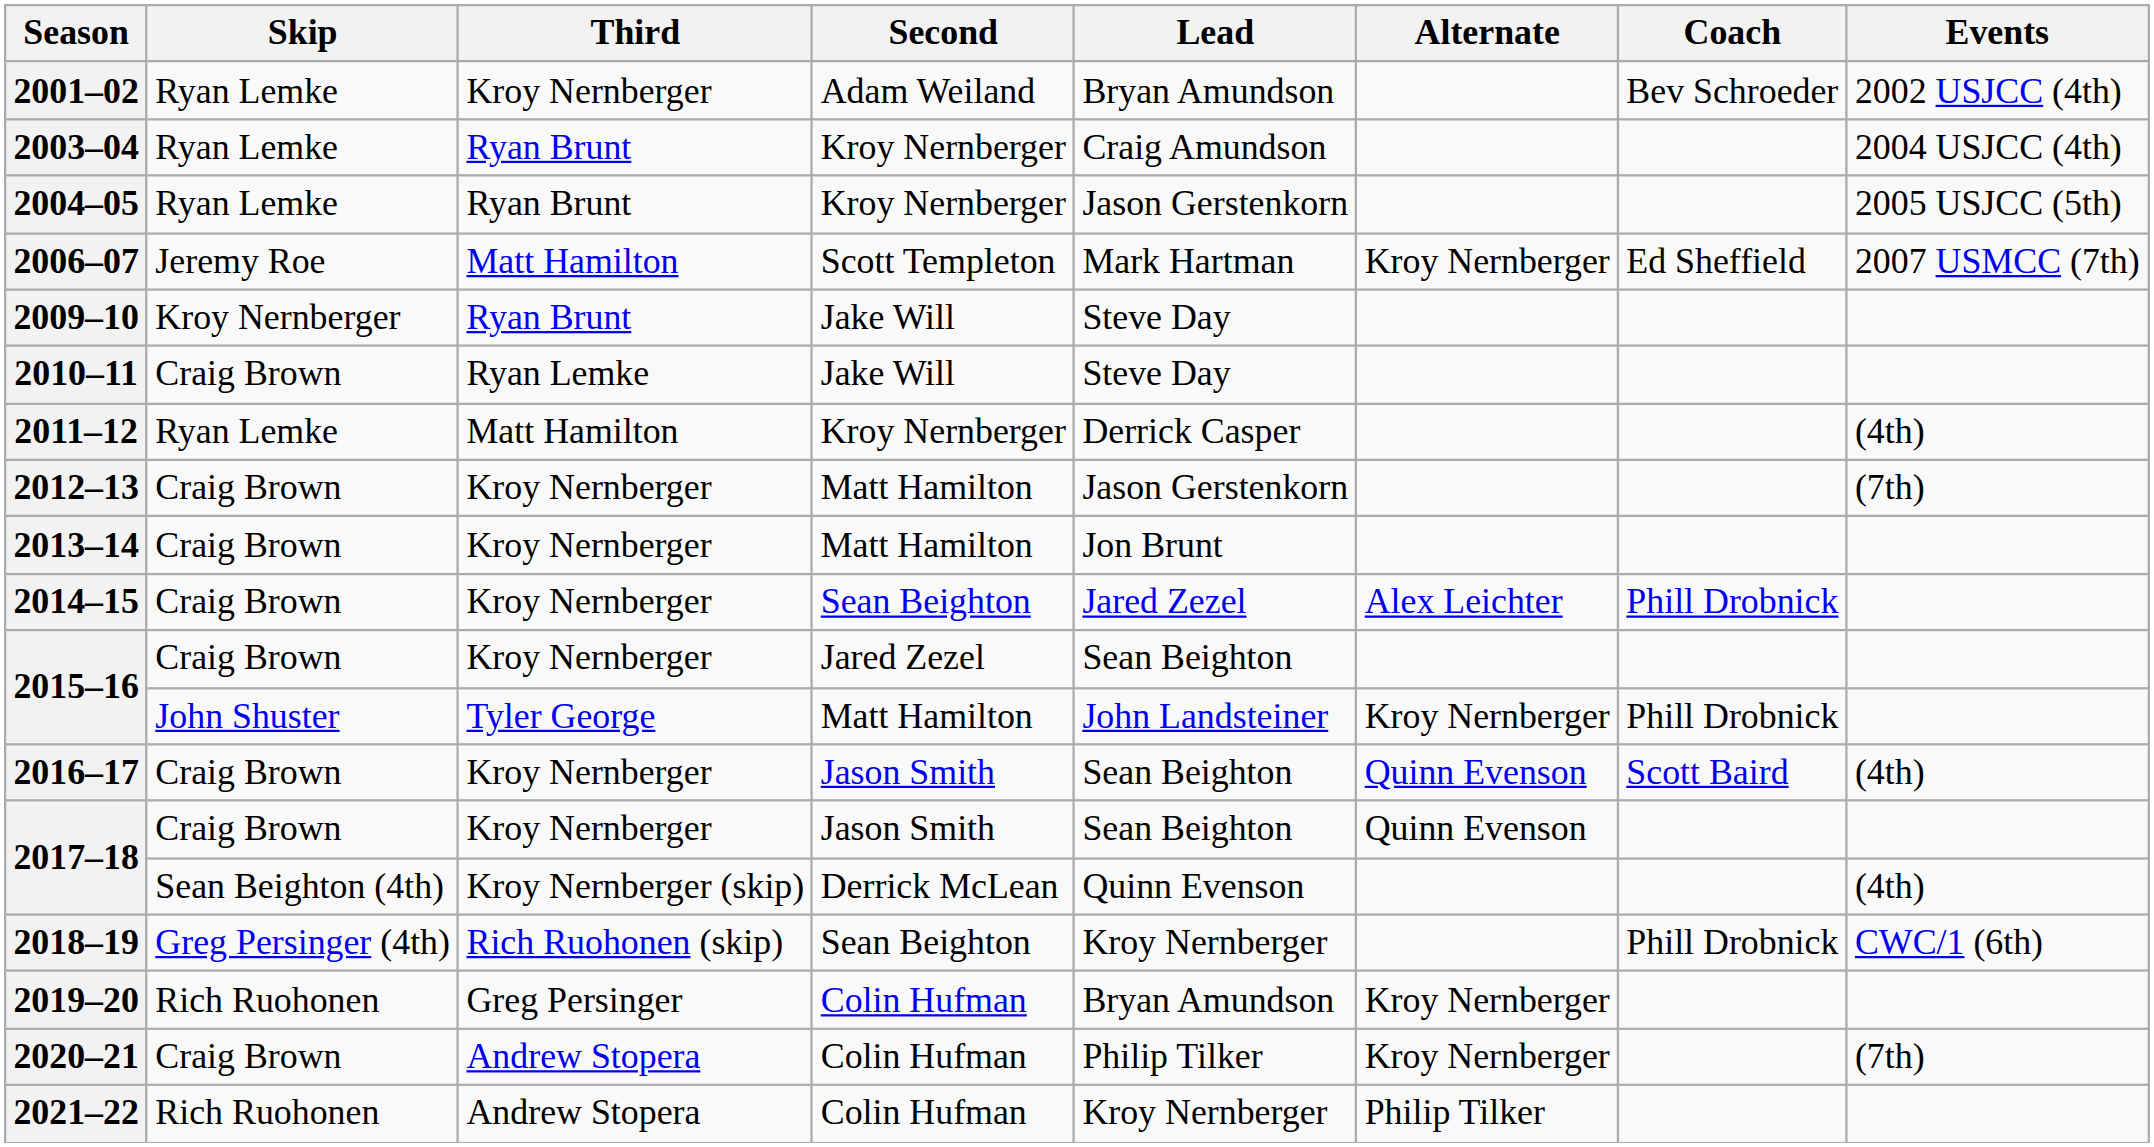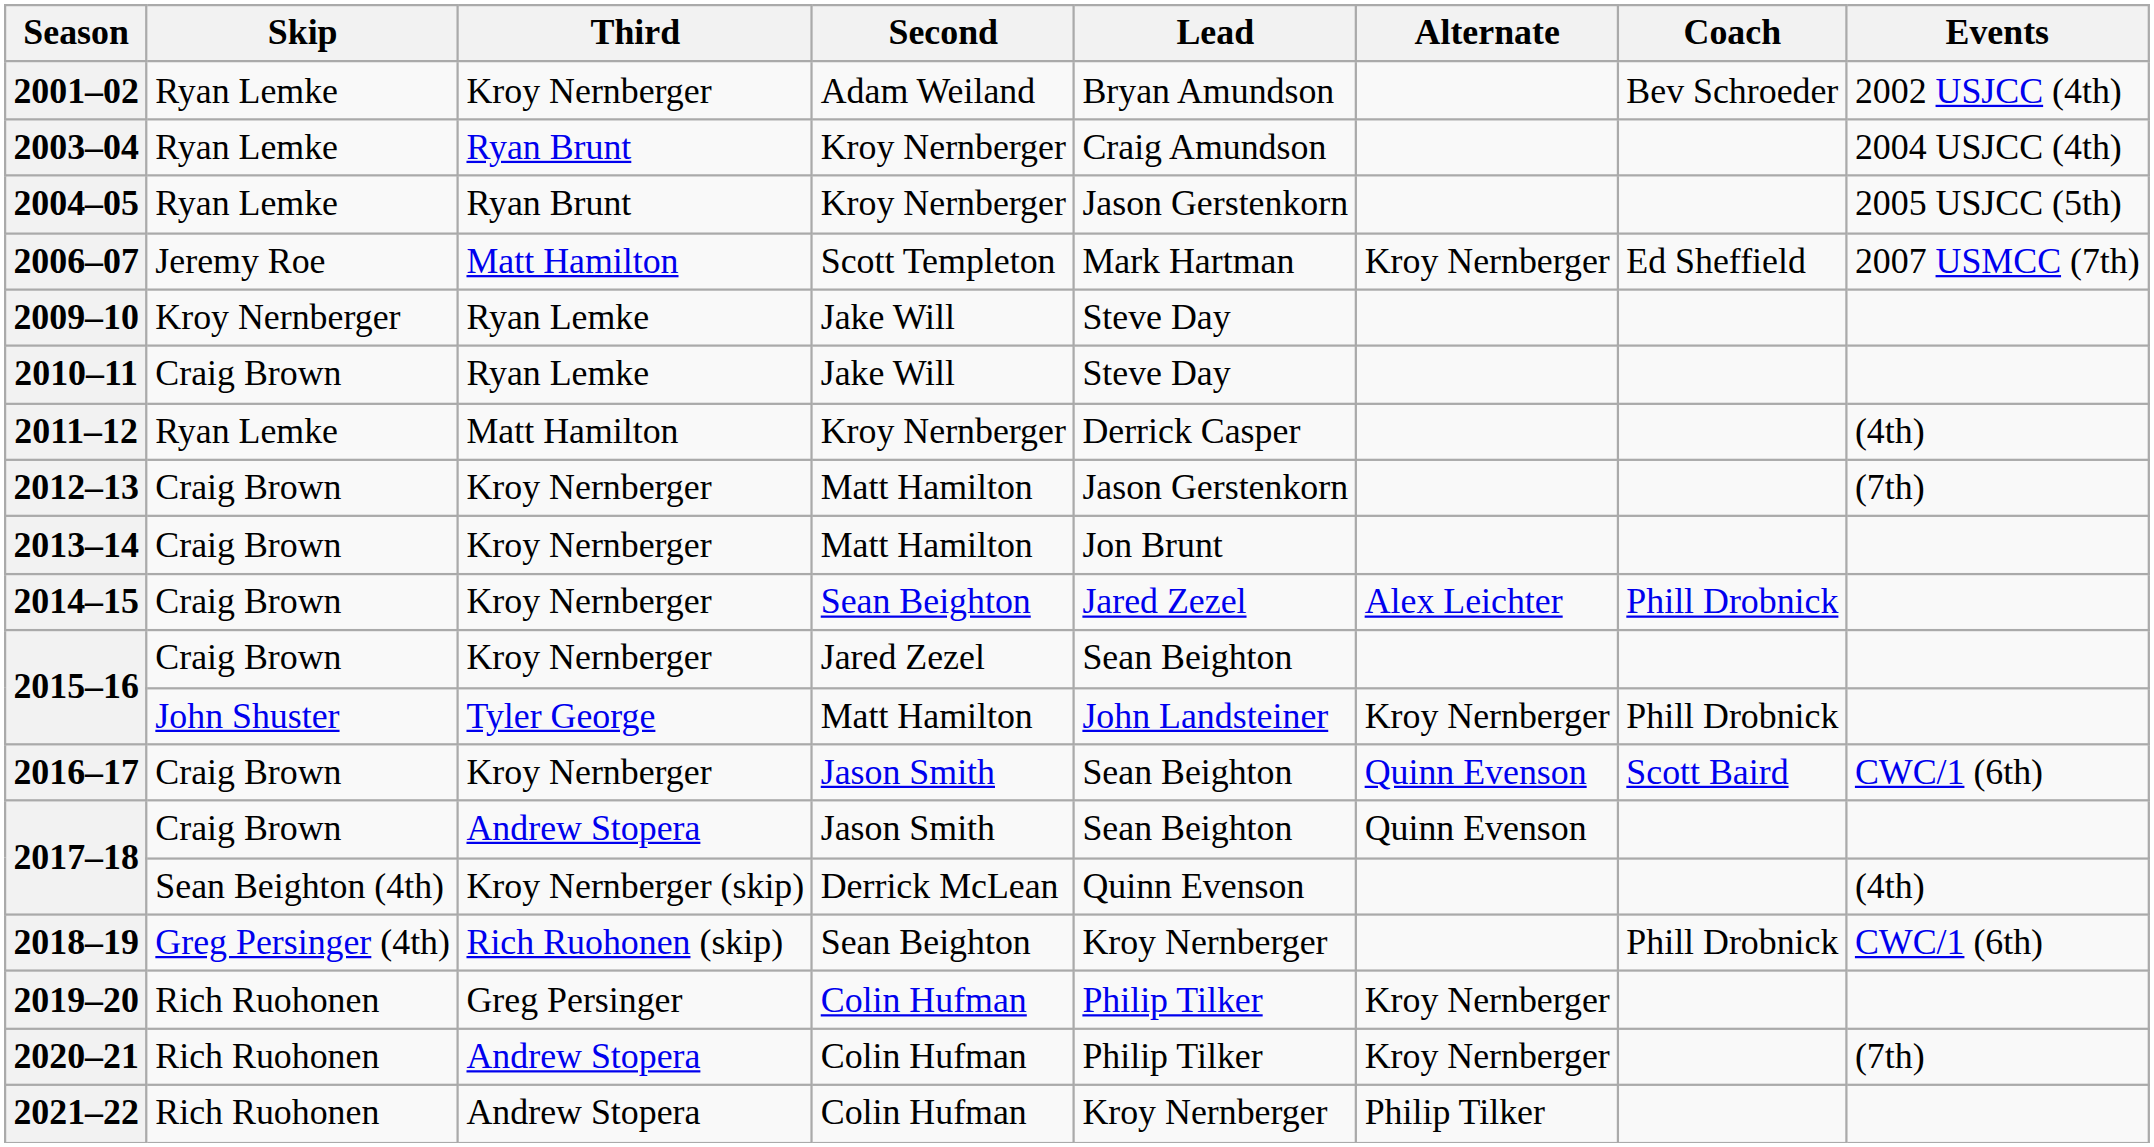(549, 317) Ryan Brunt -> (558, 317) Ryan Lemke
(1890, 771) (4th) -> (1949, 771) CWC/1 (6th)
(589, 828) Kroy Nernberger -> (583, 828) Andrew Stopera
(1208, 999) Bryan Amundson -> (1173, 999) Philip Tilker
(248, 1056) Craig Brown -> (267, 1056) Rich Ruohonen
